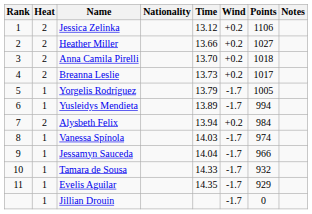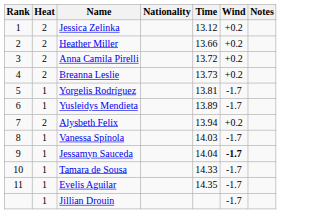- column: (263, 12)
(206, 59) 13.70 -> (206, 59) 13.72
(206, 91) 13.79 -> (206, 91) 13.81
(234, 153) normal -> (234, 153) bold
